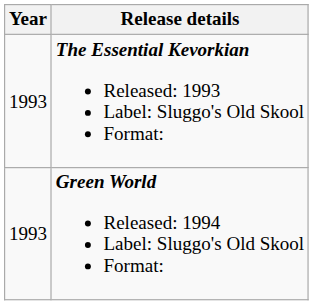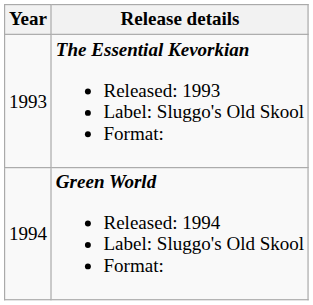(28, 233) 1993 -> (28, 233) 1994
